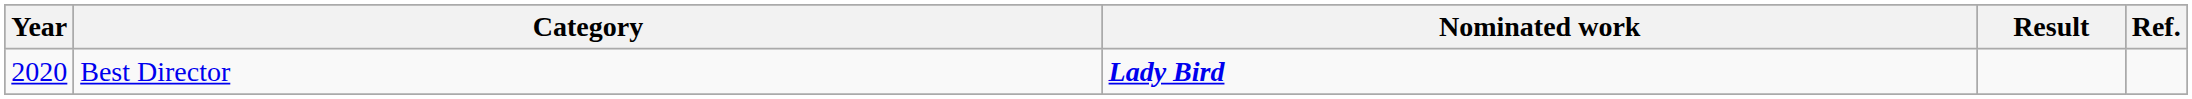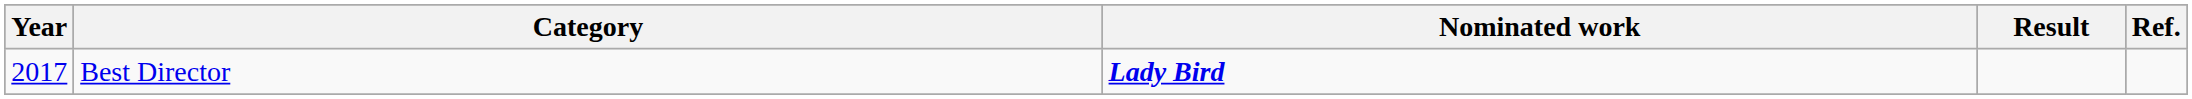(39, 71) 2020 -> (39, 71) 2017
